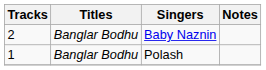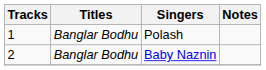rows swapped: (164, 55) <-> (180, 35)
